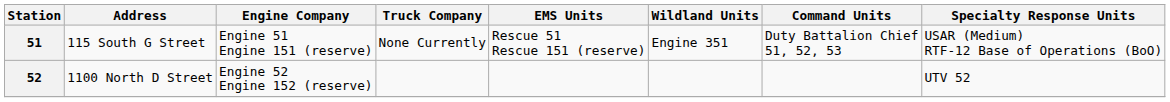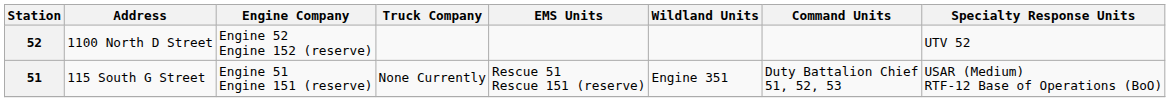rows swapped: (34, 43) <-> (34, 78)
